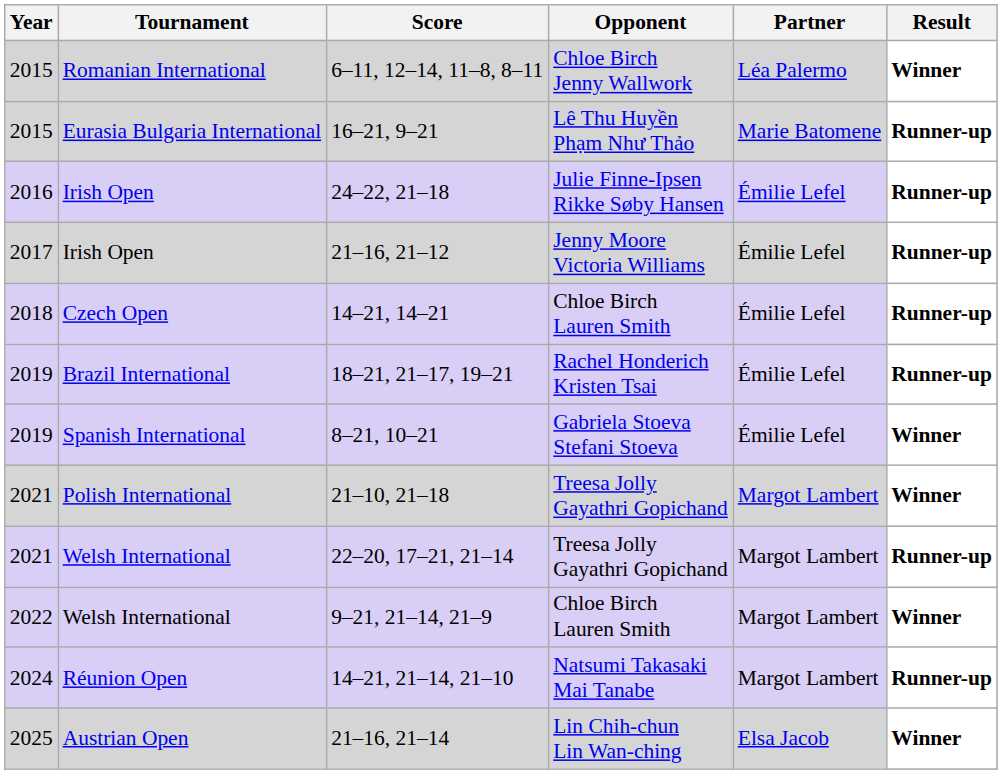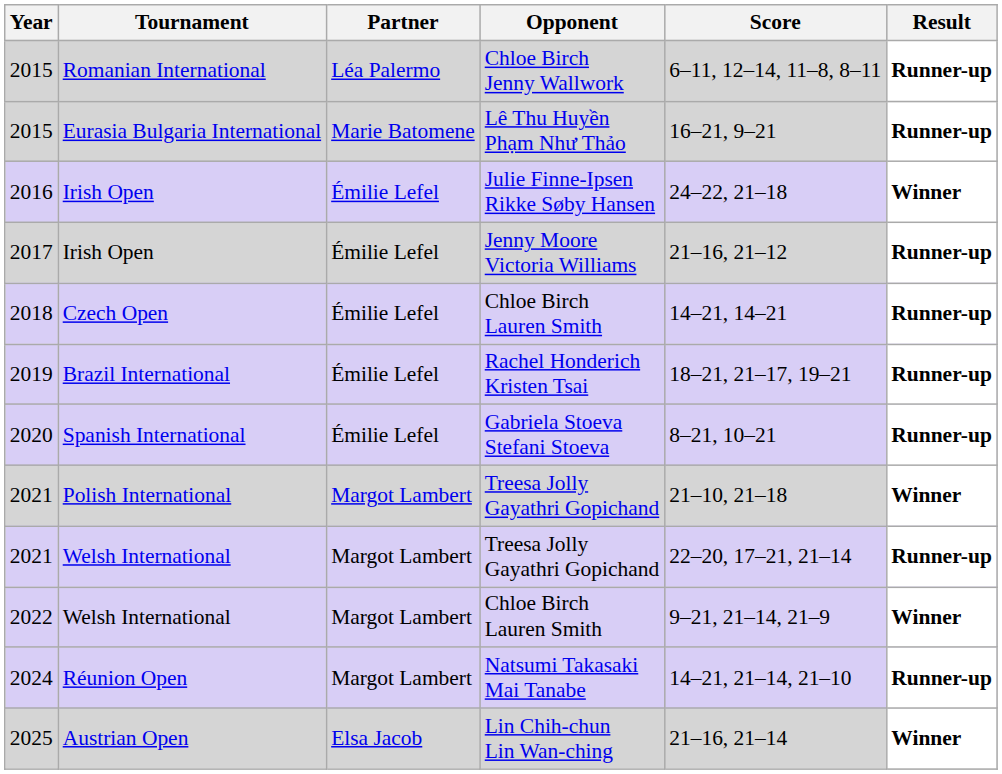columns swapped: (810, 22) <-> (437, 22)
(926, 70) Winner -> (942, 70) Runner-up
(942, 192) Runner-up -> (926, 192) Winner
(31, 434) 2019 -> (31, 434) 2020
(926, 434) Winner -> (942, 434) Runner-up
